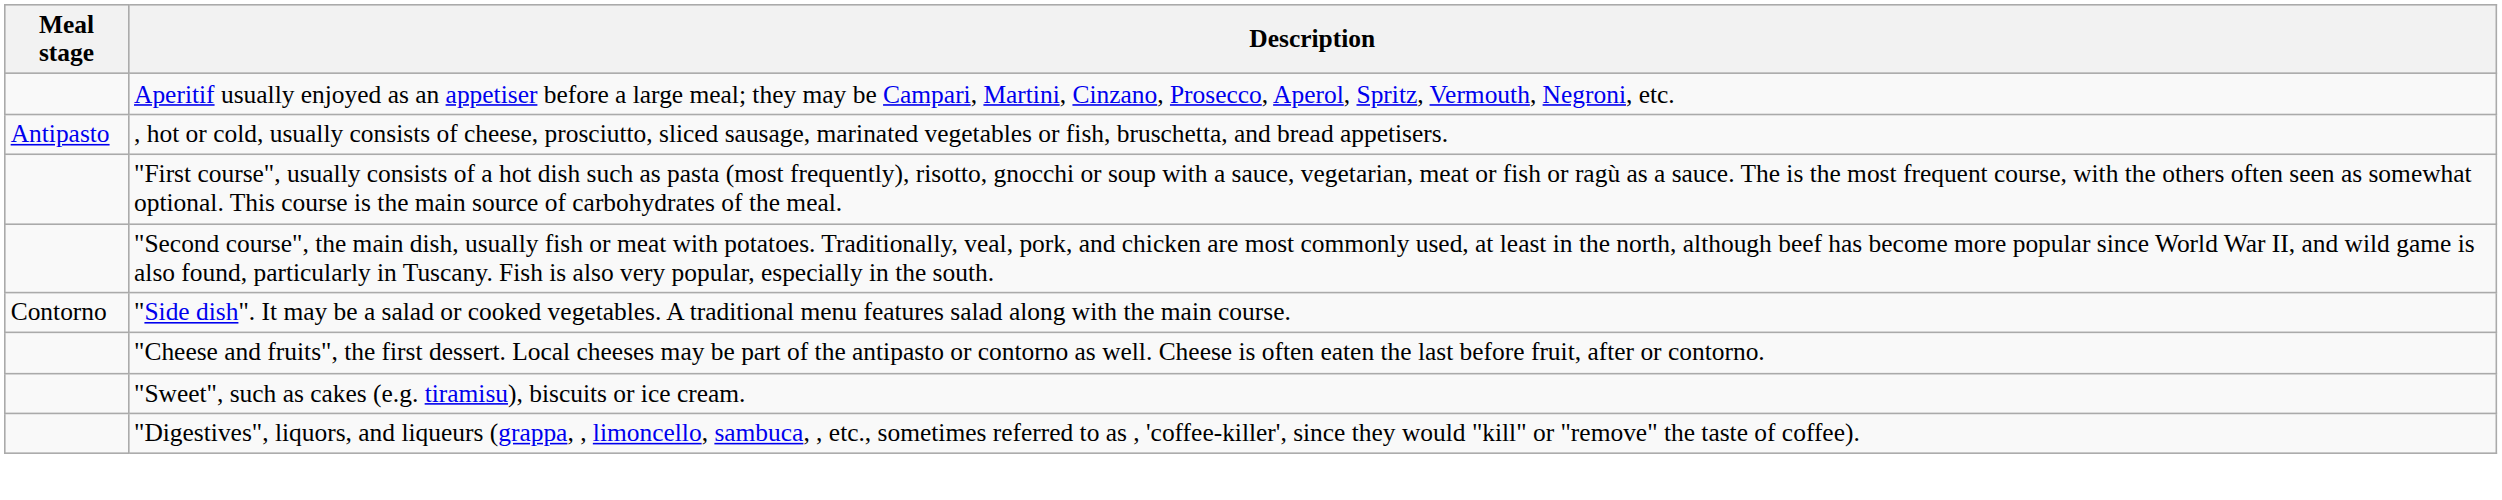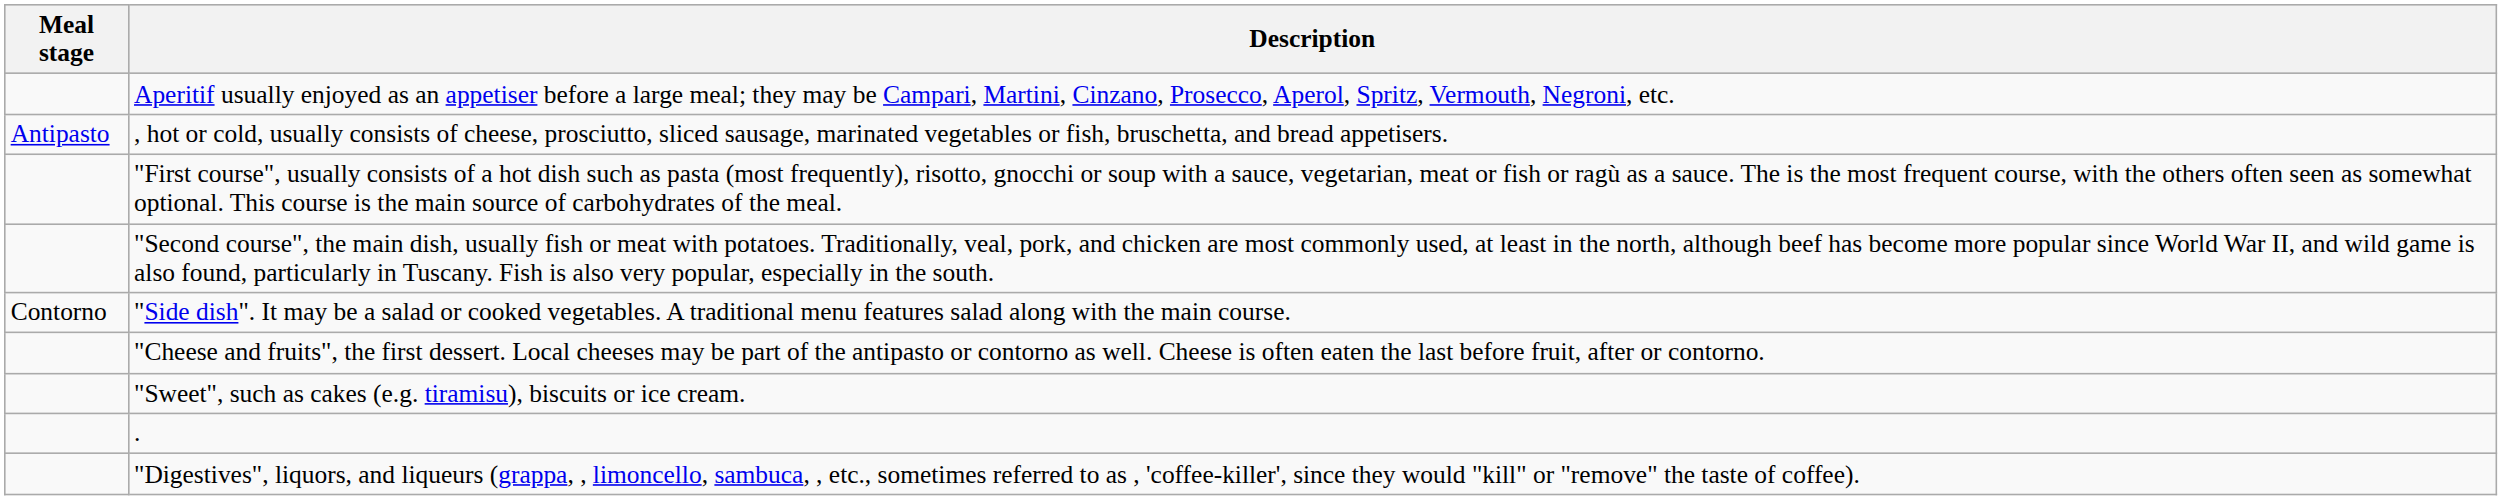+ row: (137, 433)
